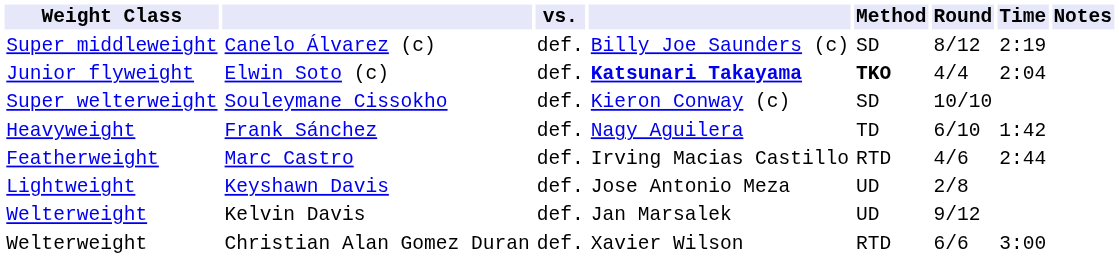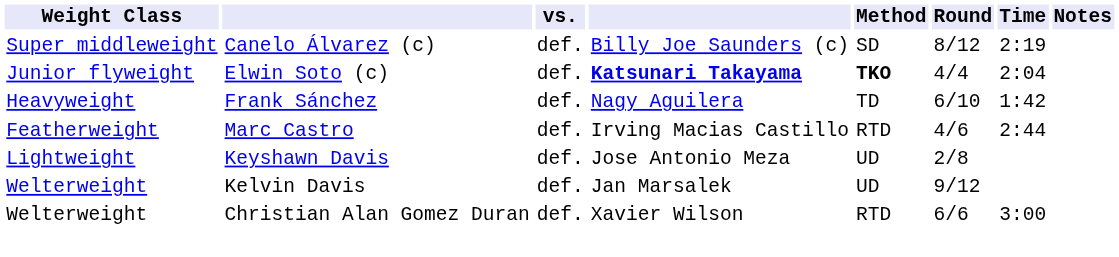- row: (336, 102)
